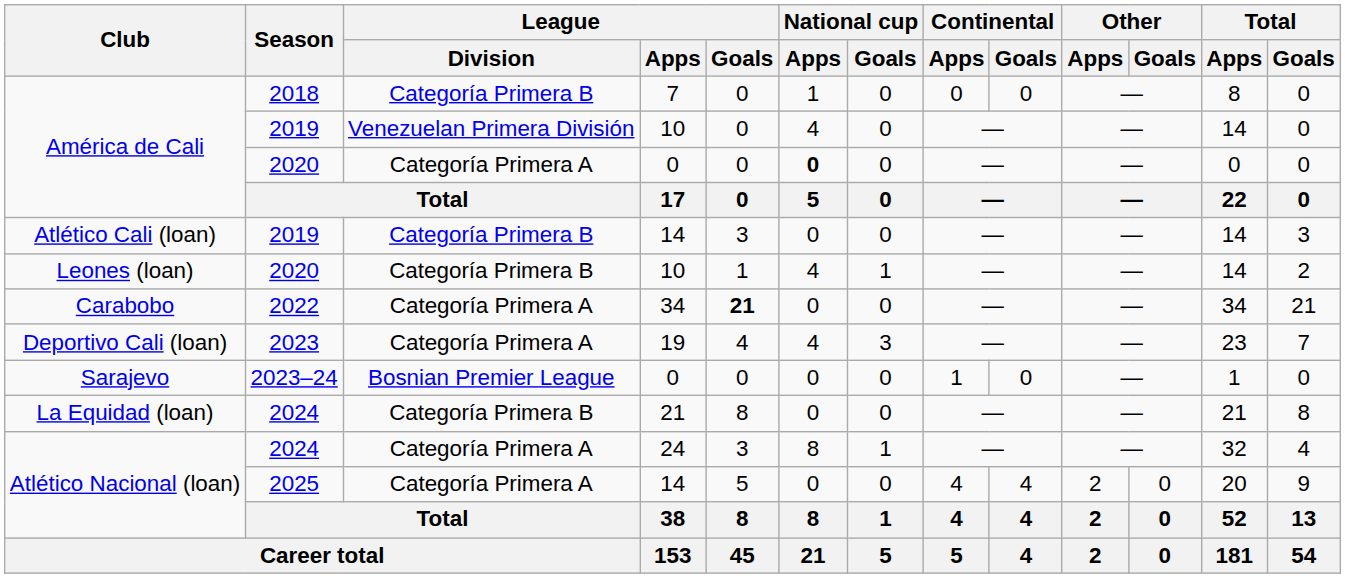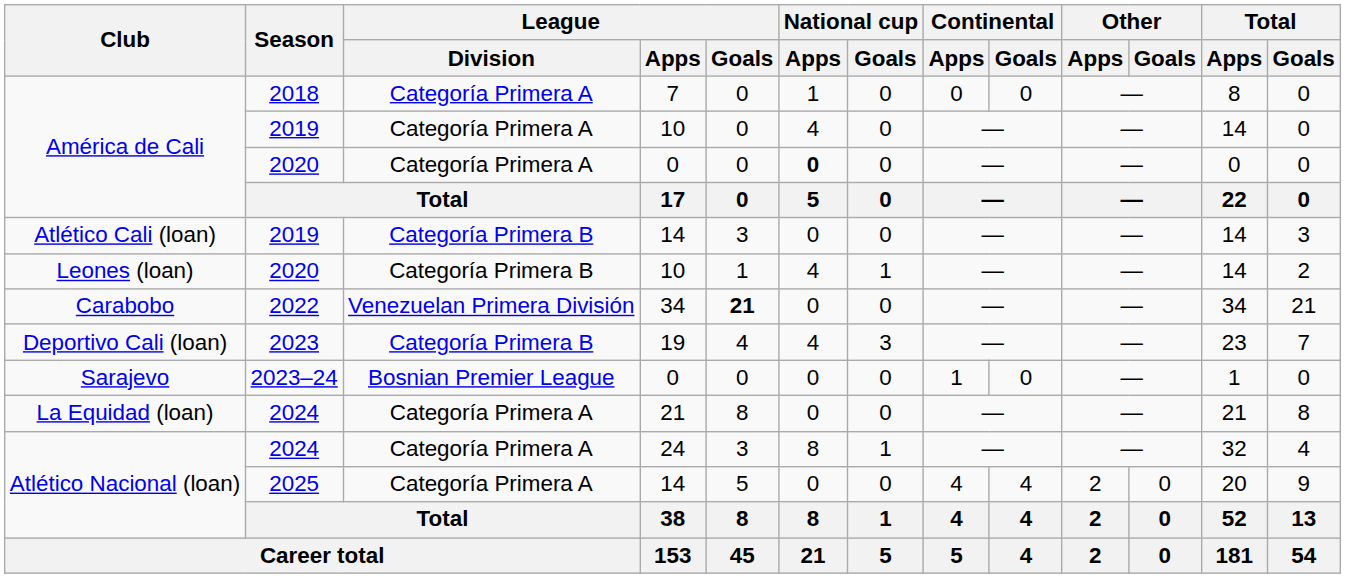(491, 93) Categoría Primera B -> (491, 93) Categoría Primera A
(491, 128) Venezuelan Primera División -> (491, 128) Categoría Primera A
(491, 306) Categoría Primera A -> (491, 306) Venezuelan Primera División
(491, 341) Categoría Primera A -> (491, 341) Categoría Primera B
(491, 413) Categoría Primera B -> (491, 413) Categoría Primera A
